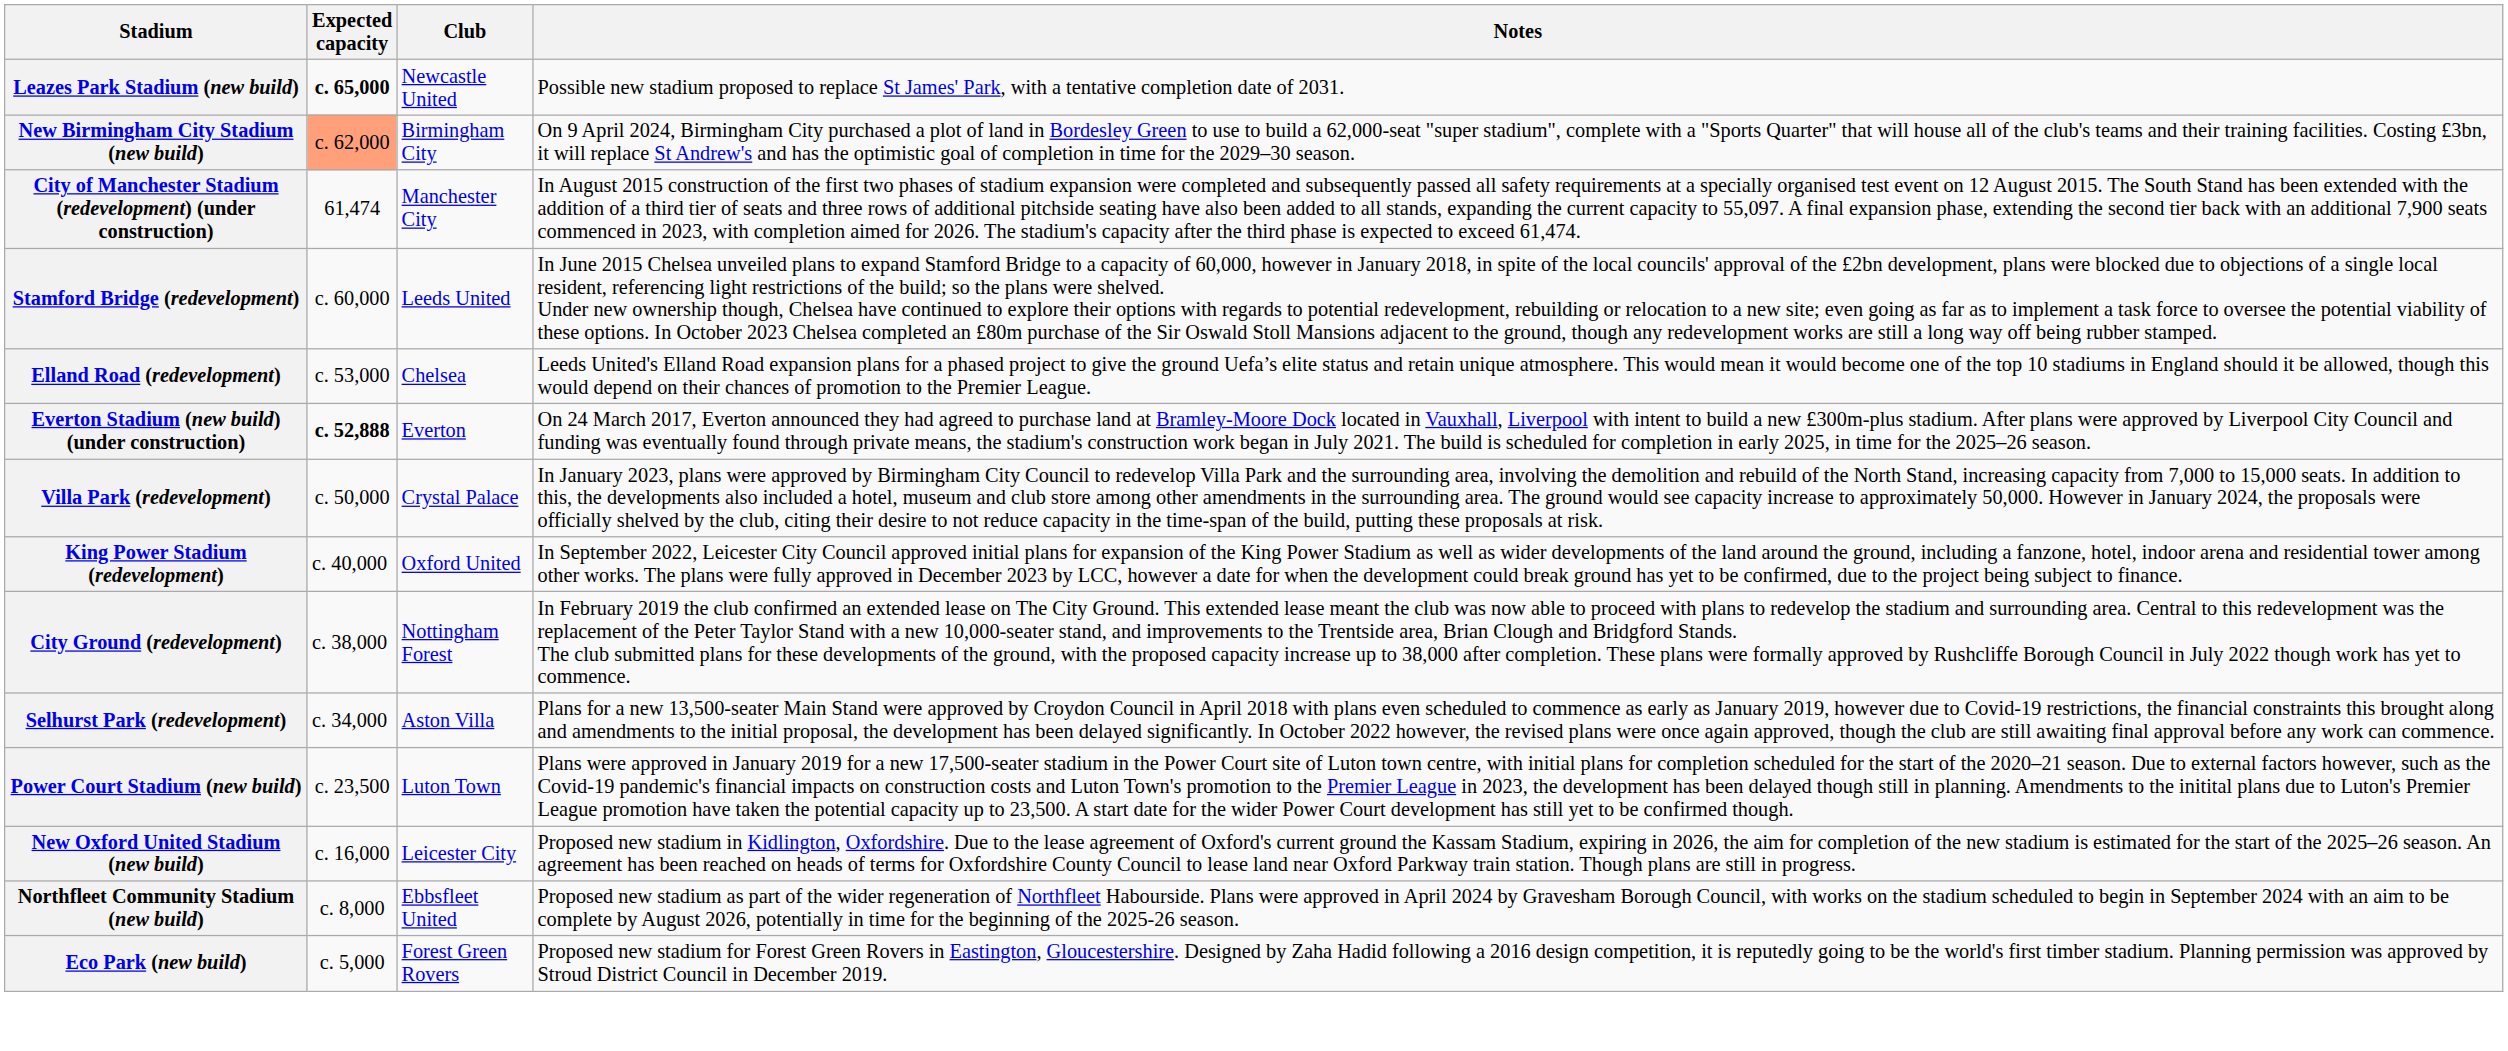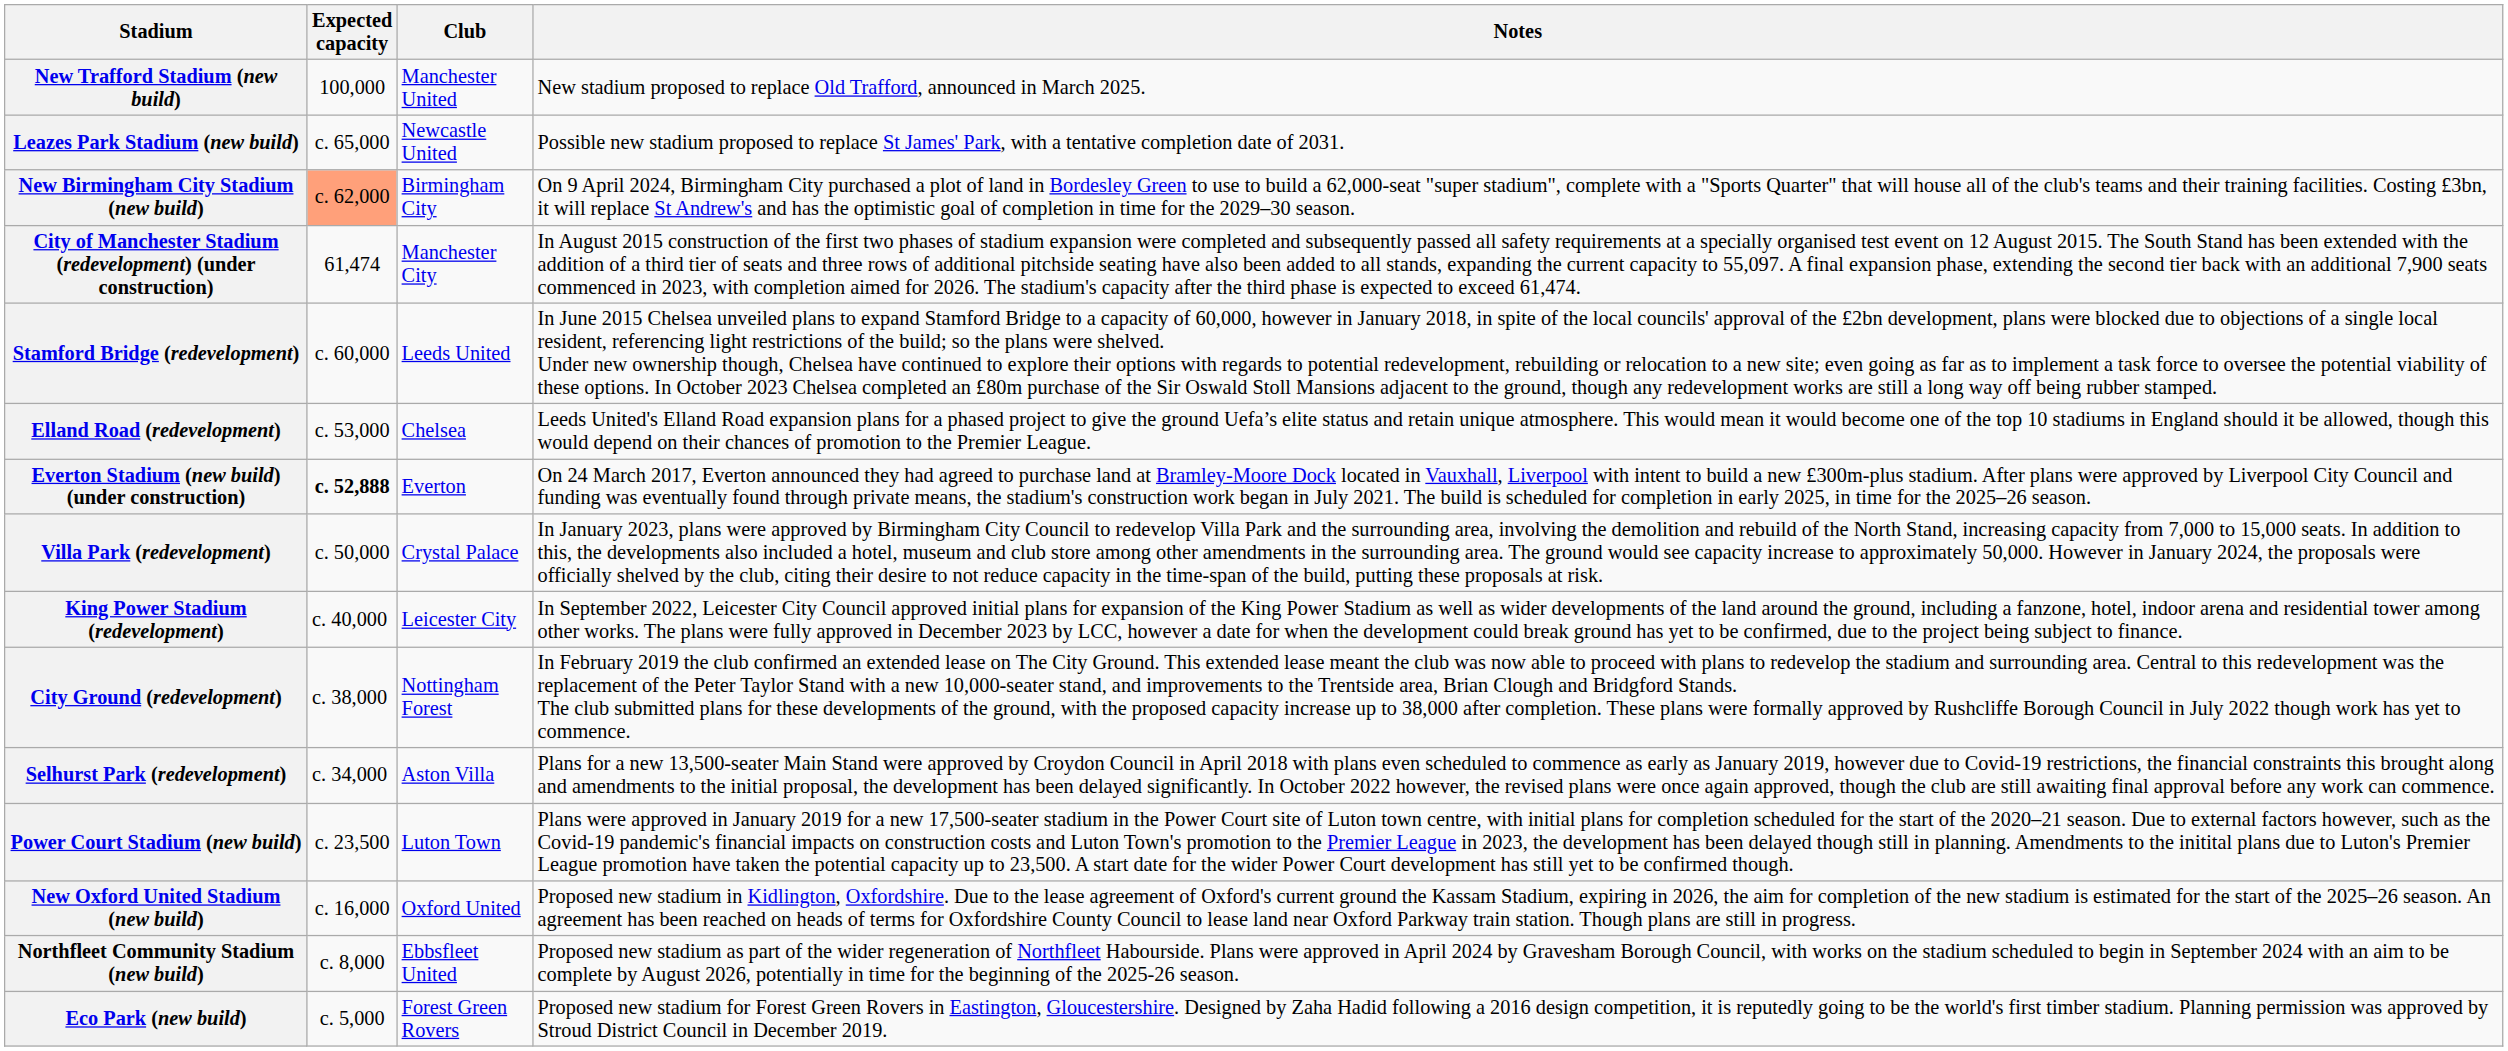+ row: (156, 87)
(352, 87) bold -> (352, 142) normal
(461, 564) Oxford United -> (459, 619) Leicester City
(459, 853) Leicester City -> (461, 908) Oxford United
